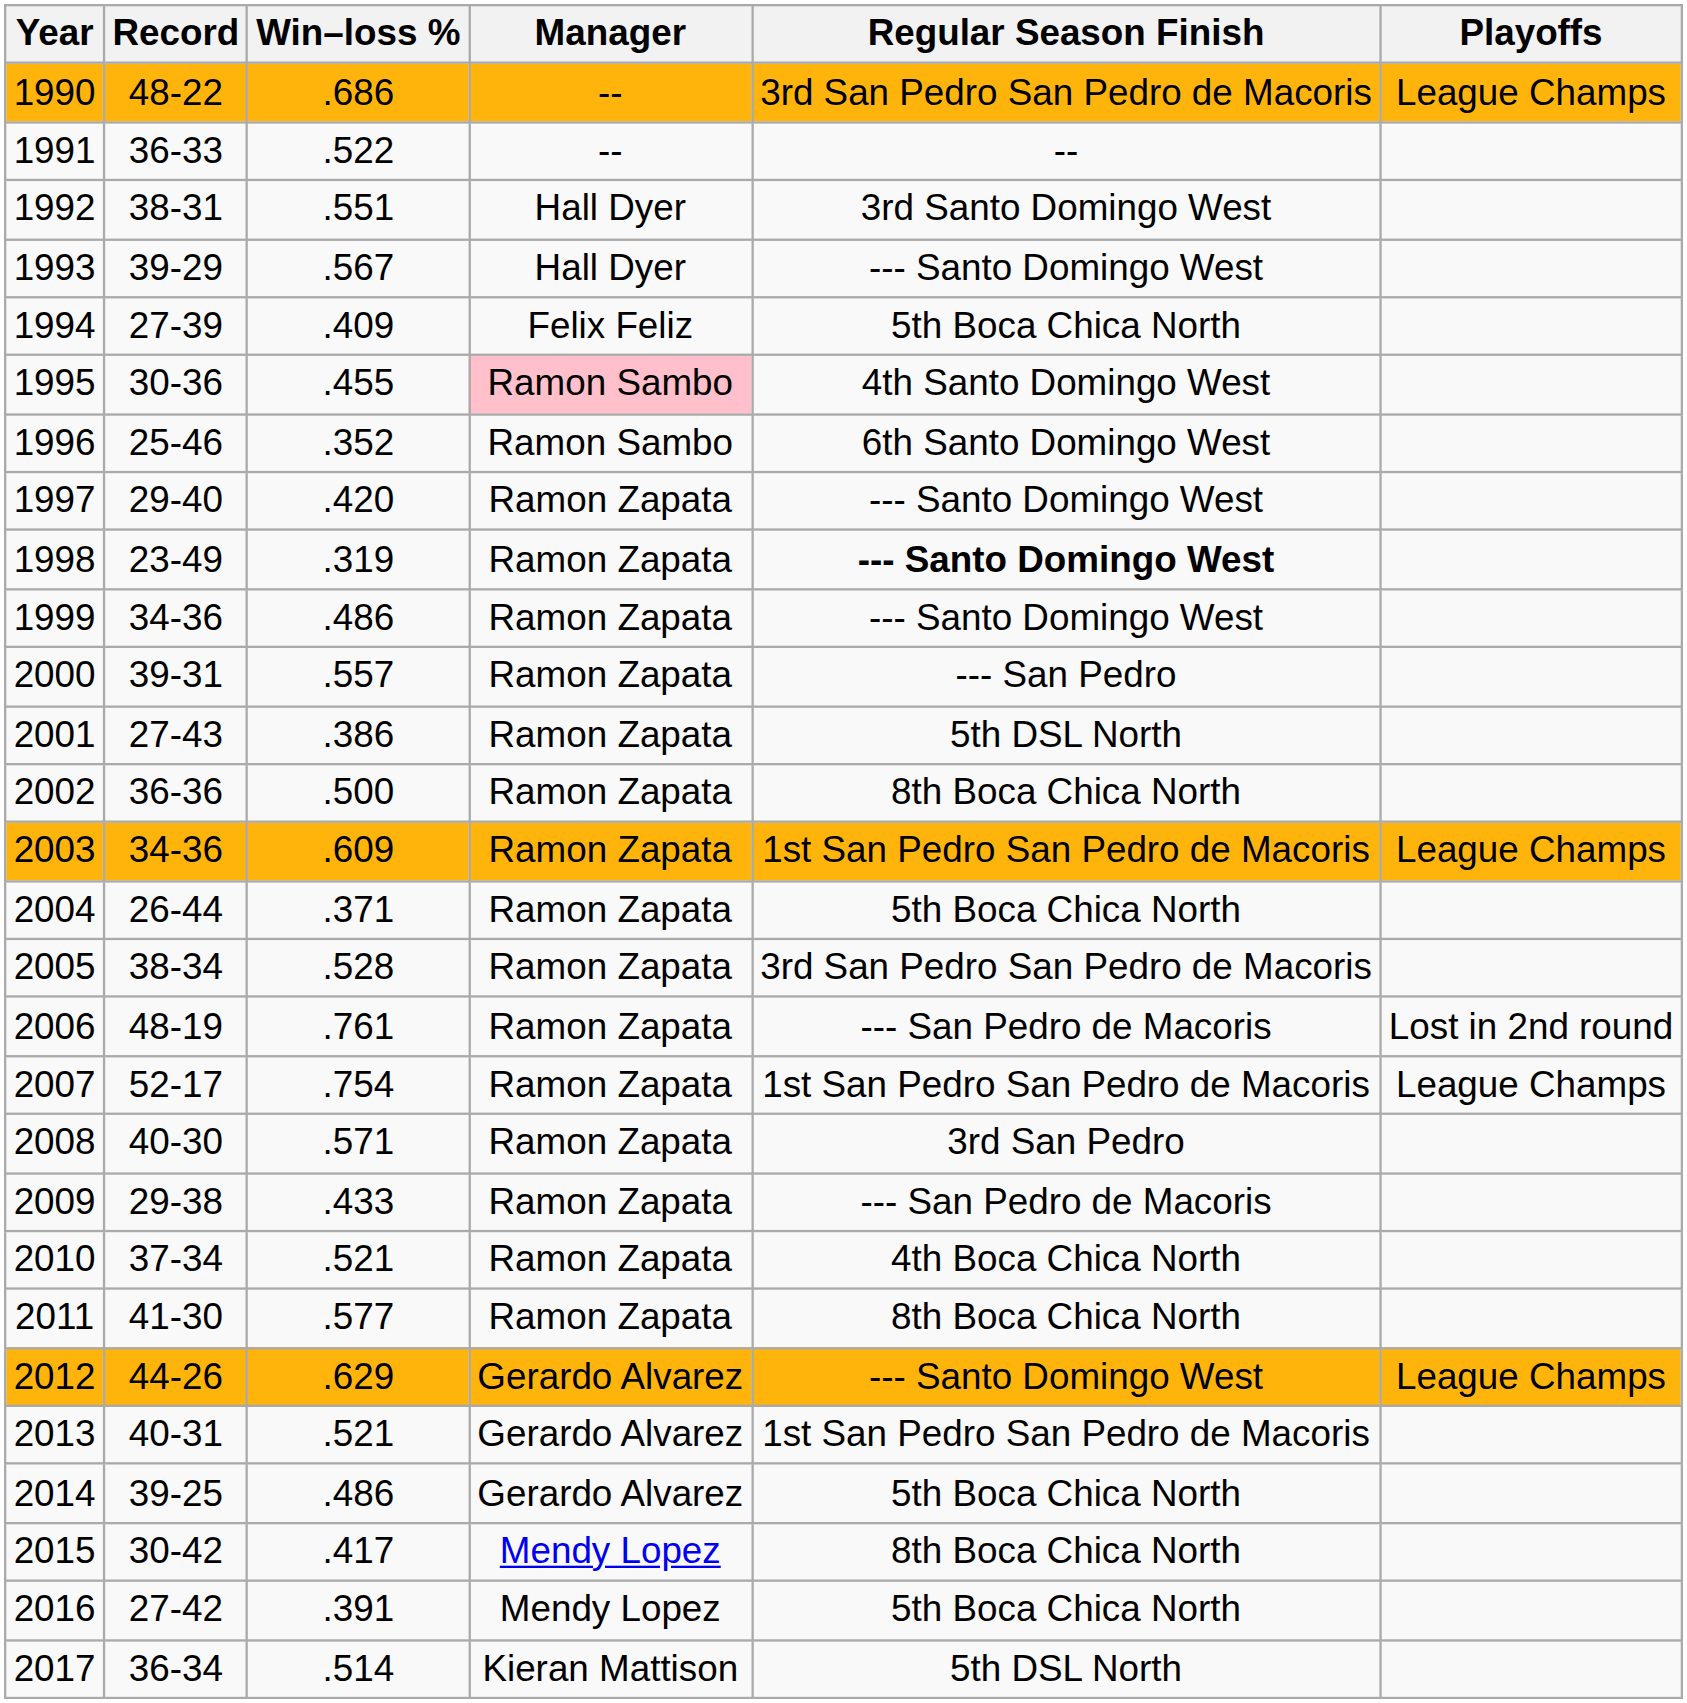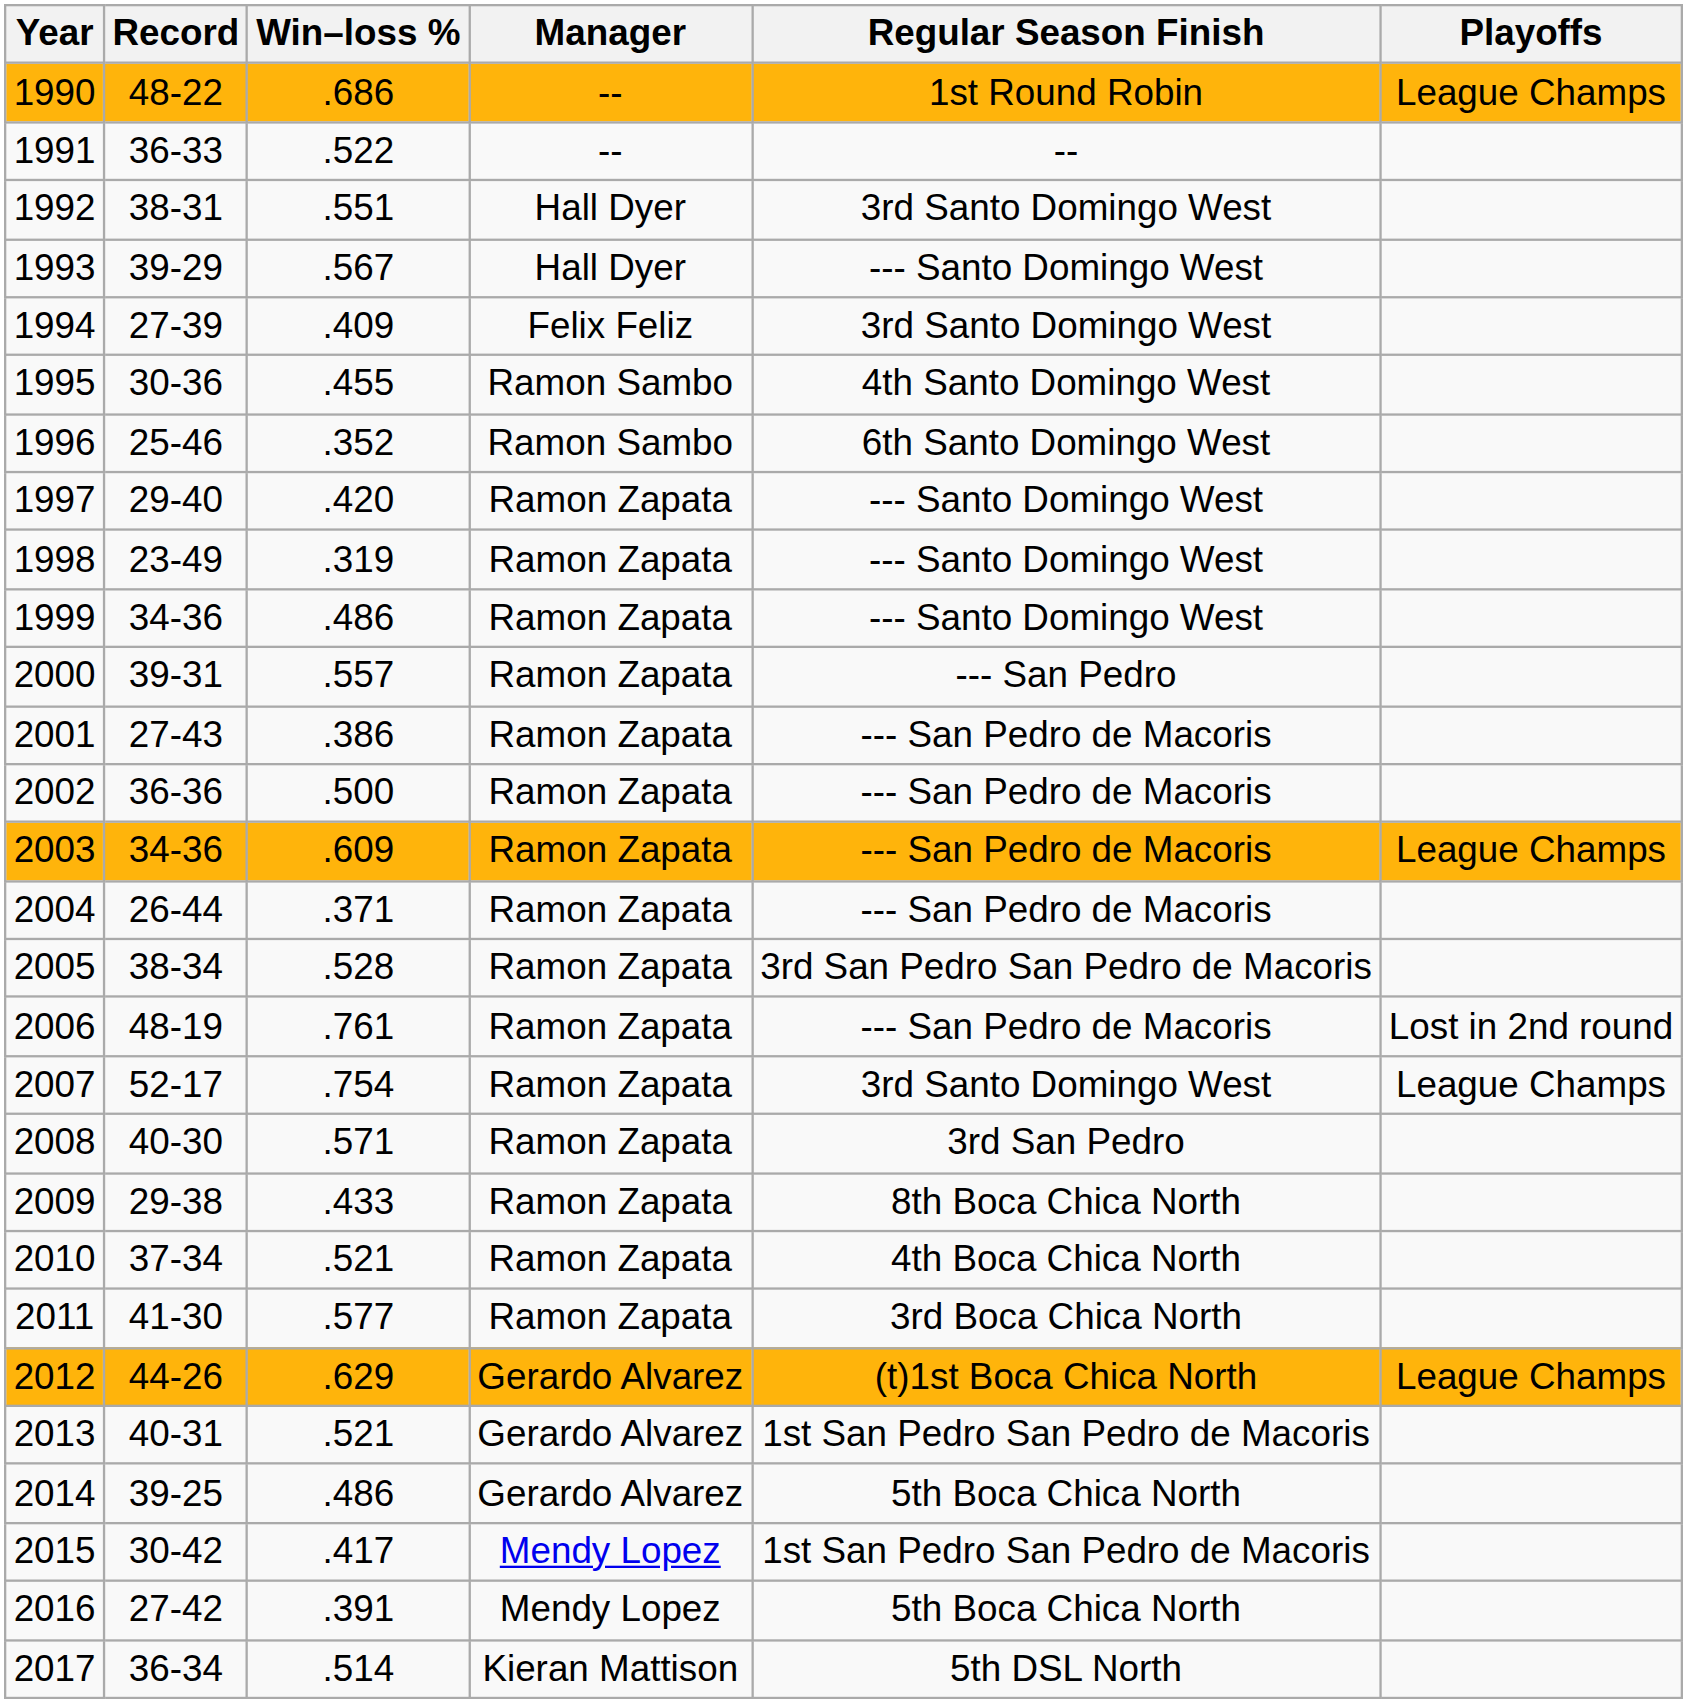(1066, 92) 3rd San Pedro San Pedro de Macoris -> (1066, 92) 1st Round Robin
(1066, 325) 5th Boca Chica North -> (1066, 325) 3rd Santo Domingo West
(610, 383) pink background -> (610, 383) no background
(1066, 558) bold -> (1066, 558) normal
(1066, 734) 5th DSL North -> (1066, 734) --- San Pedro de Macoris
(1066, 792) 8th Boca Chica North -> (1066, 792) --- San Pedro de Macoris
(1066, 850) 1st San Pedro San Pedro de Macoris -> (1066, 850) --- San Pedro de Macoris
(1066, 909) 5th Boca Chica North -> (1066, 909) --- San Pedro de Macoris
(1066, 1084) 1st San Pedro San Pedro de Macoris -> (1066, 1084) 3rd Santo Domingo West
(1066, 1200) --- San Pedro de Macoris -> (1066, 1200) 8th Boca Chica North
(1066, 1317) 8th Boca Chica North -> (1066, 1317) 3rd Boca Chica North
(1066, 1376) --- Santo Domingo West -> (1066, 1376) (t)1st Boca Chica North
(1066, 1551) 8th Boca Chica North -> (1066, 1551) 1st San Pedro San Pedro de Macoris
